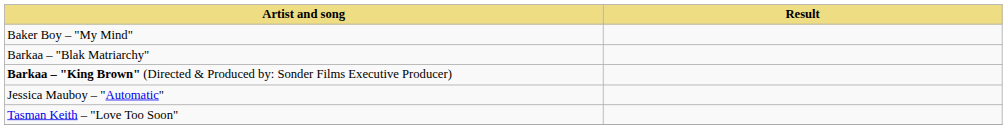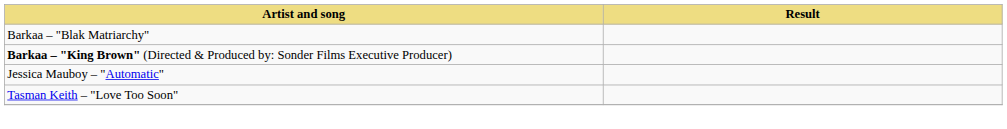- row: (70, 34)
